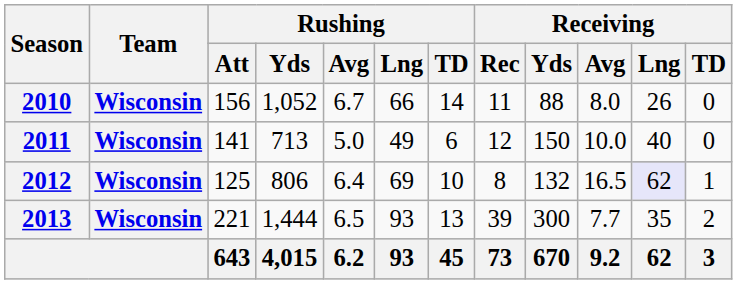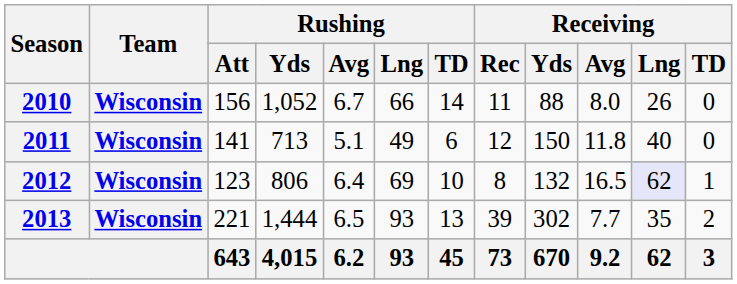(349, 141) 5.0 -> (349, 141) 5.1
(605, 141) 10.0 -> (605, 141) 11.8
(232, 180) 125 -> (232, 180) 123
(552, 219) 300 -> (552, 219) 302
